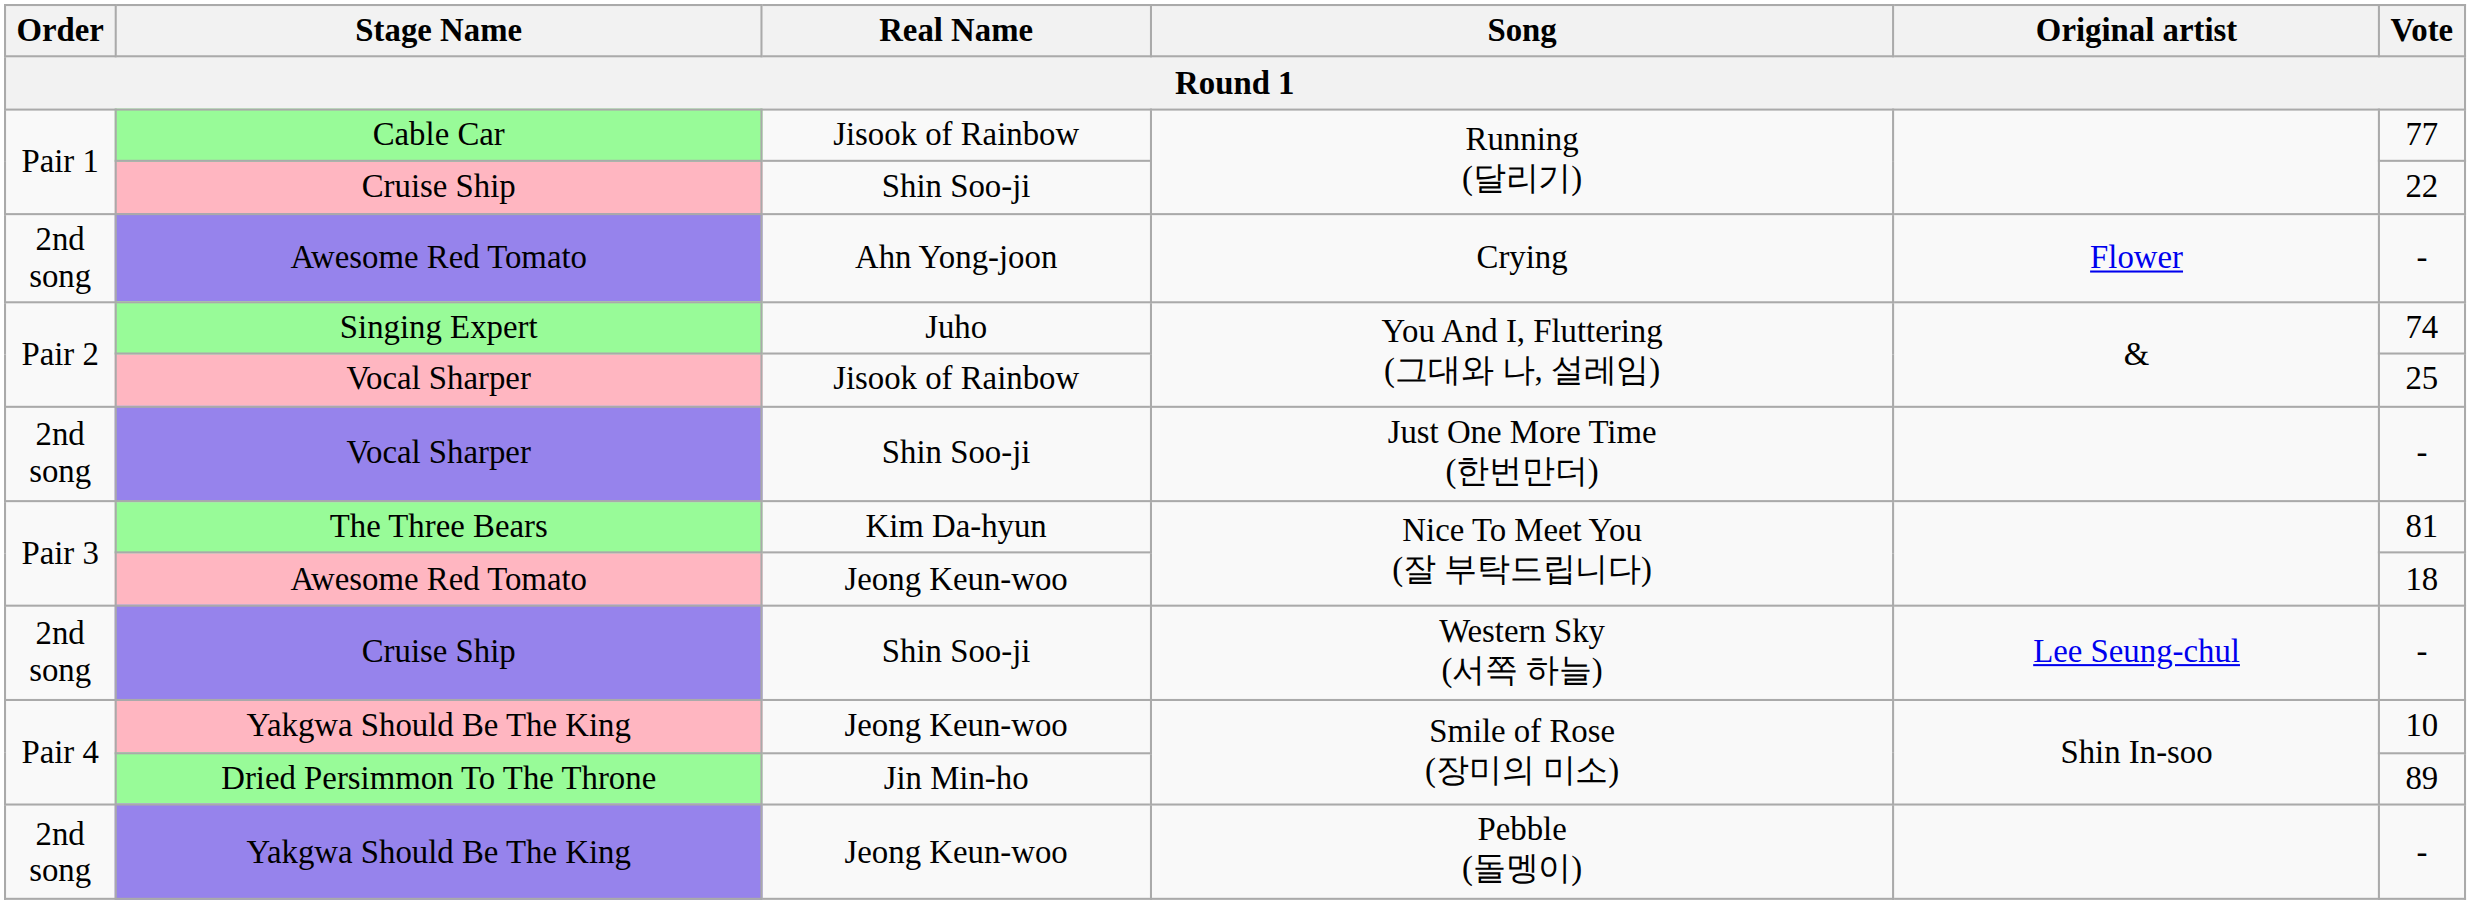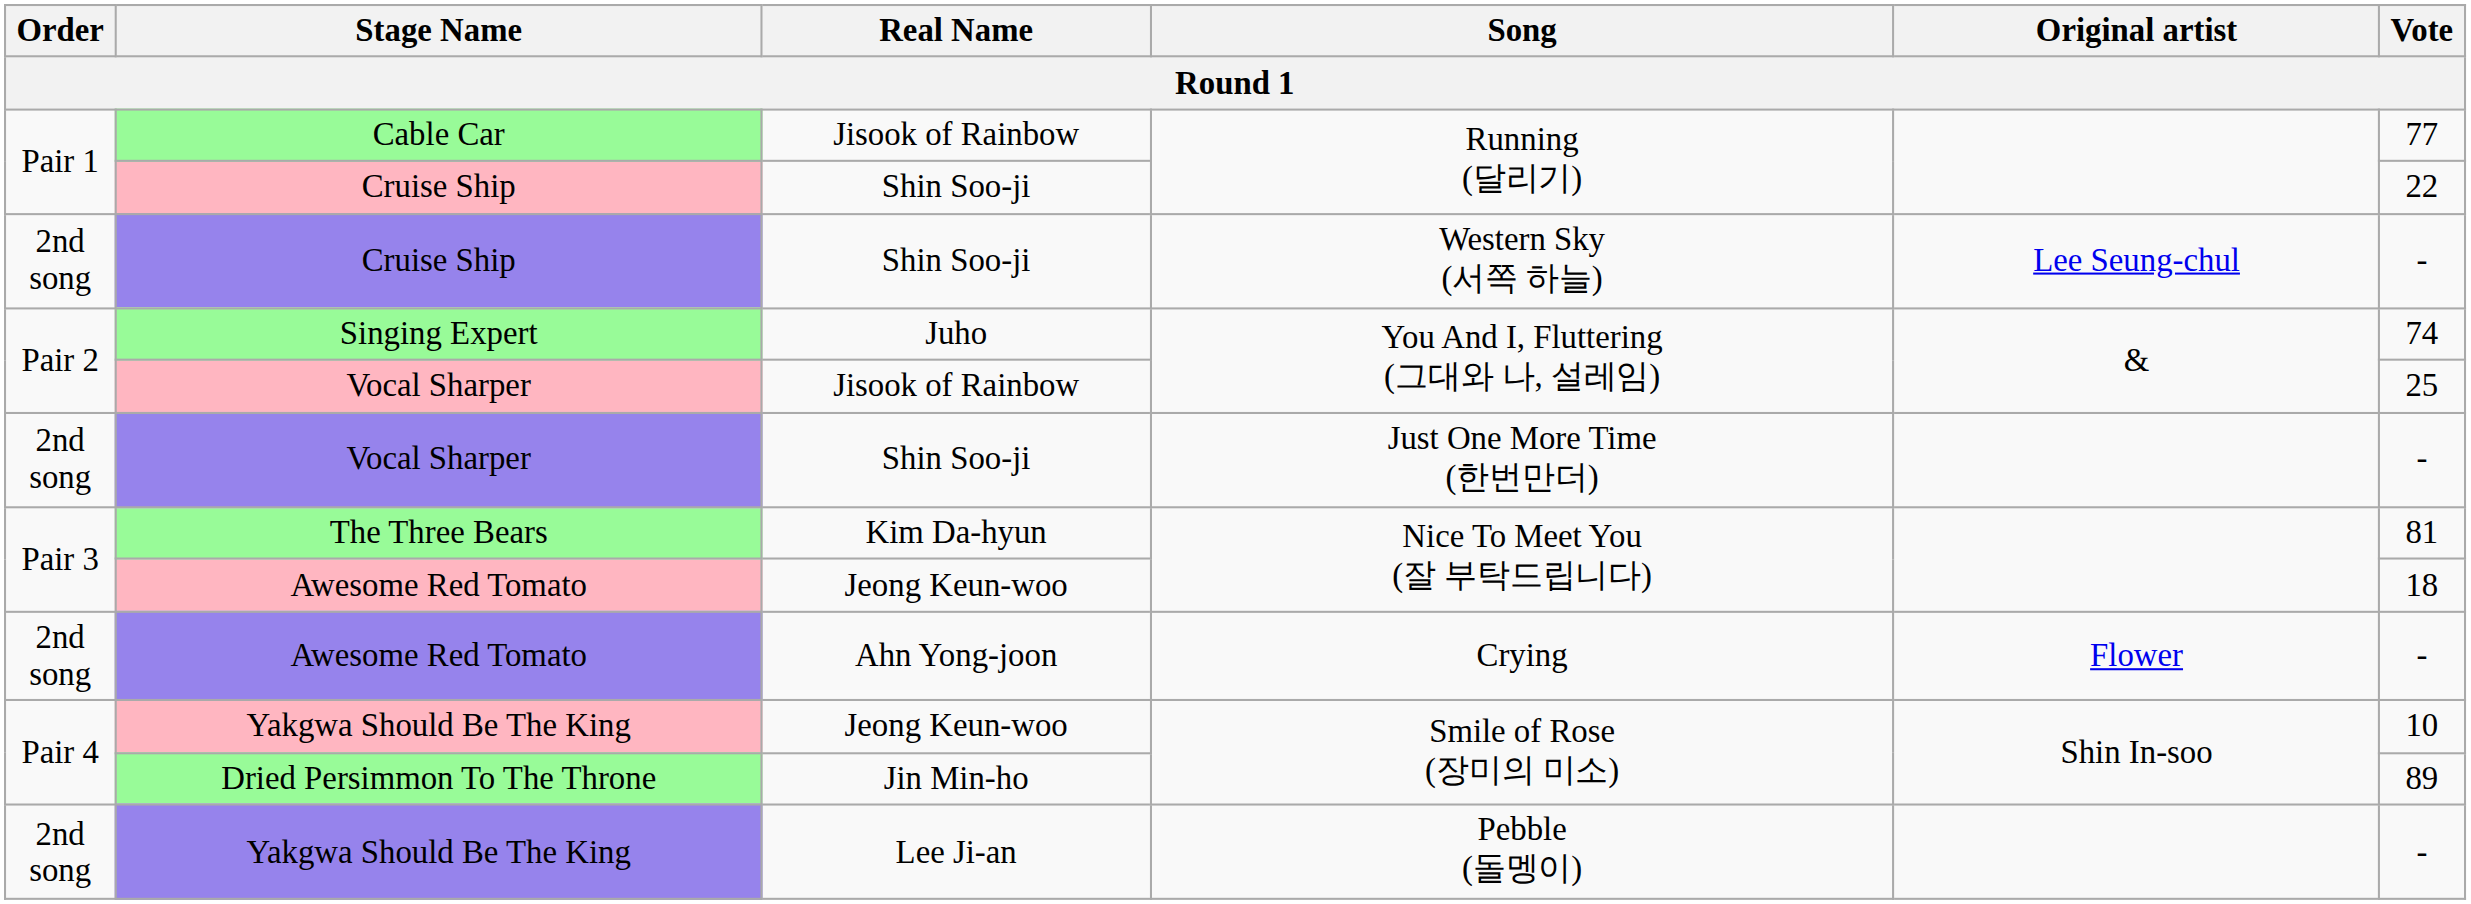rows swapped: (439, 652) <-> (439, 257)
(956, 851) Jeong Keun-woo -> (956, 851) Lee Ji-an
